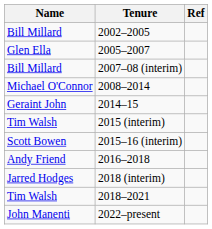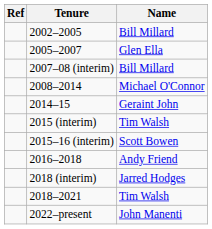columns swapped: (50, 13) <-> (196, 13)
